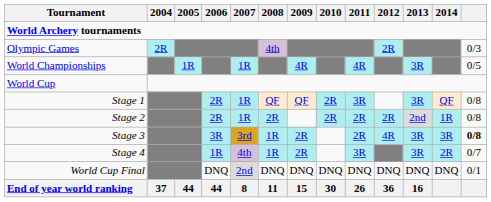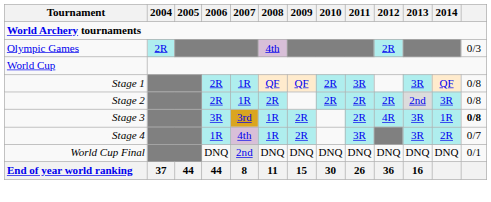- row: (56, 65)
(447, 118) 1R -> (447, 100) 3R
(447, 135) 3R -> (447, 118) 1R
